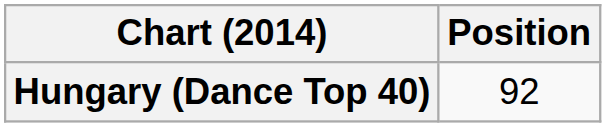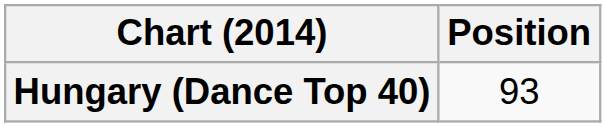(519, 91) 92 -> (519, 91) 93
